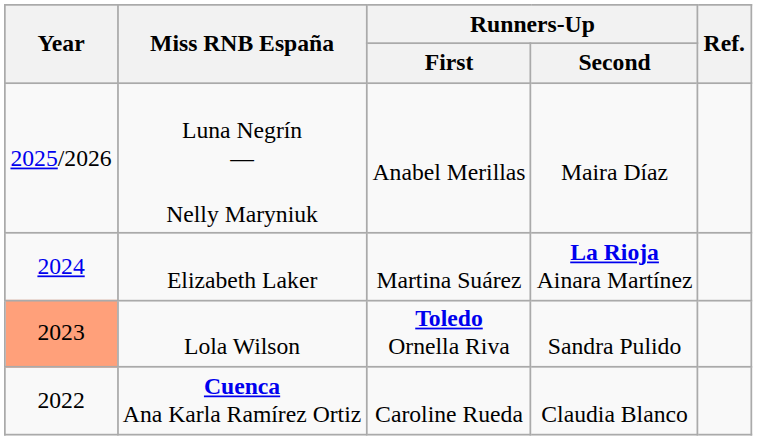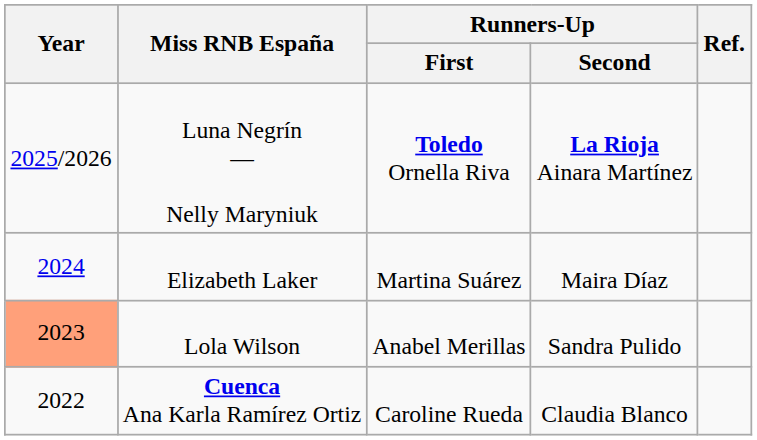(449, 171) Anabel Merillas -> (449, 157) Toledo Ornella Riva
(615, 171) Maira Díaz -> (615, 157) La Rioja Ainara Martínez
(615, 266) La Rioja Ainara Martínez -> (615, 279) Maira Díaz
(449, 332) Toledo Ornella Riva -> (449, 346) Anabel Merillas
